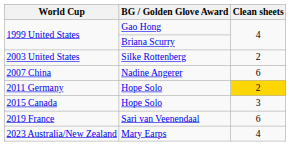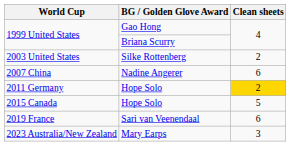(258, 103) 3 -> (258, 103) 5
(258, 133) 4 -> (258, 133) 3
